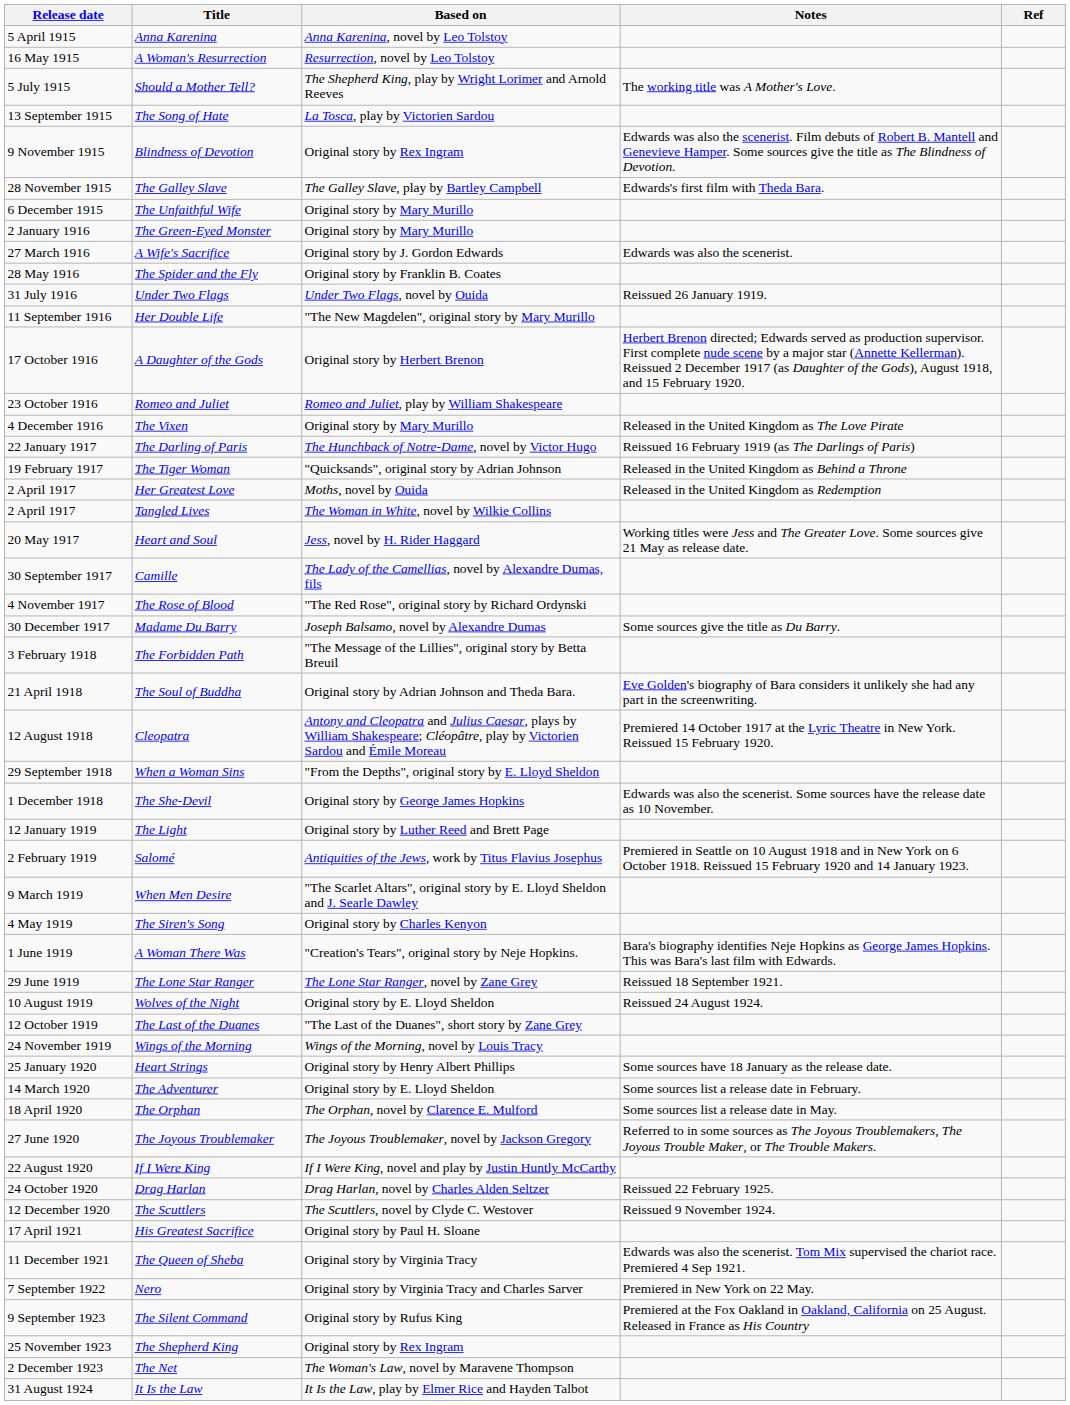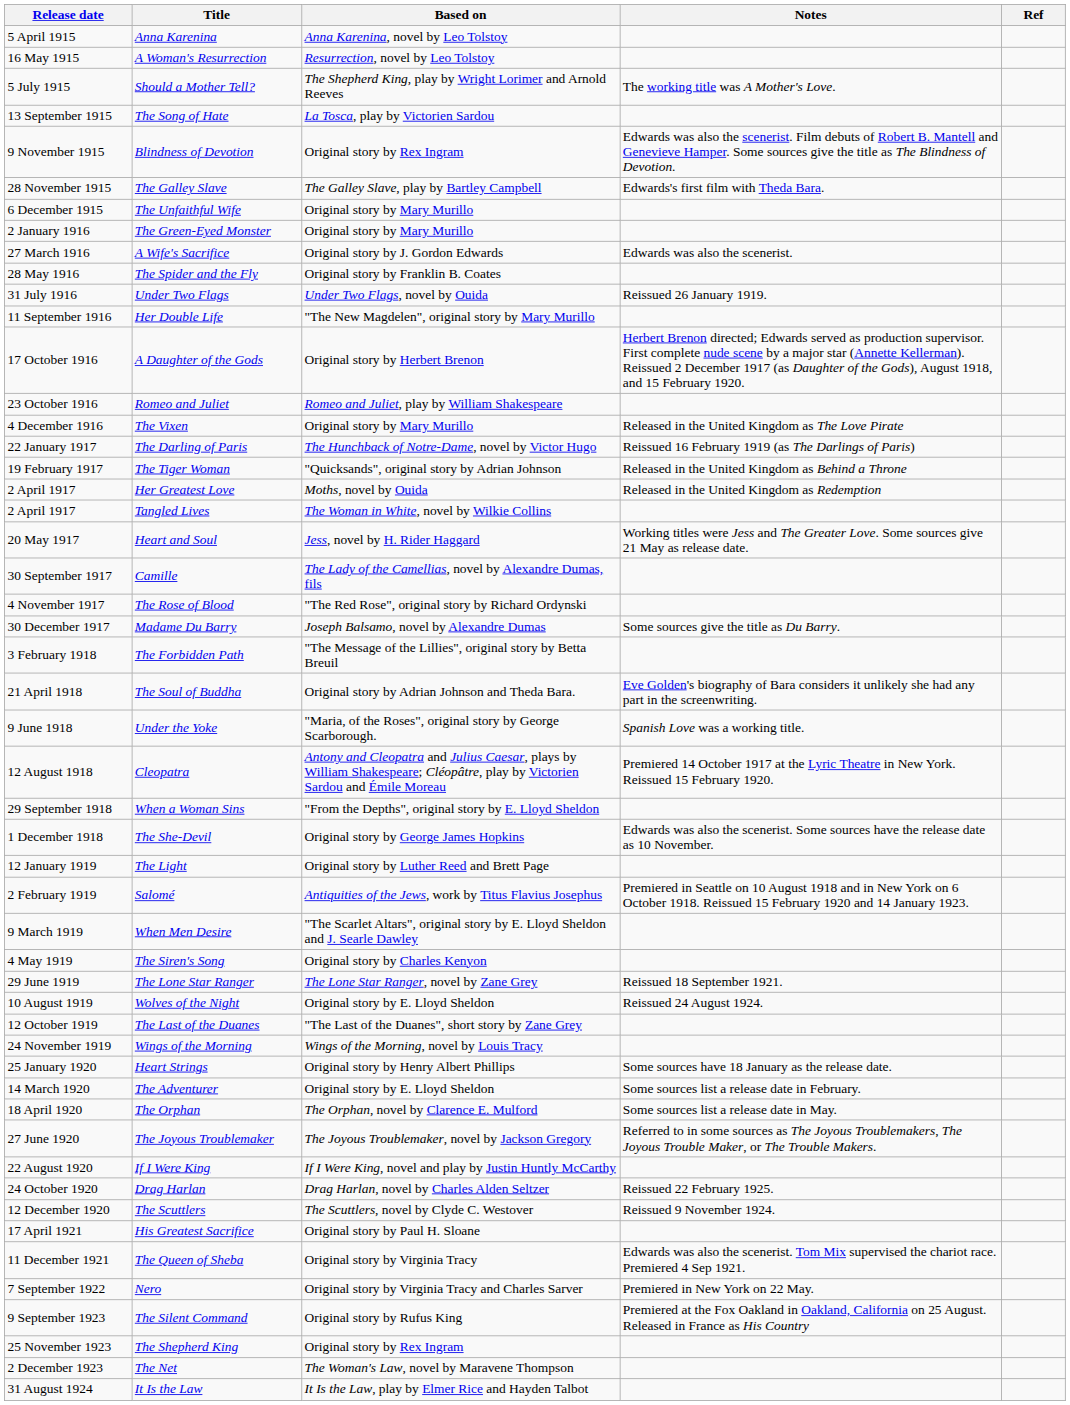+ row: (176, 728)
- row: (190, 952)
